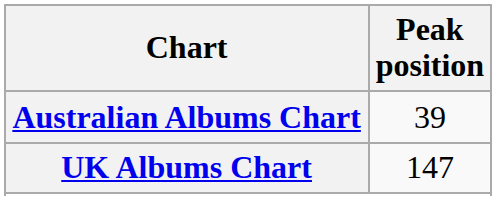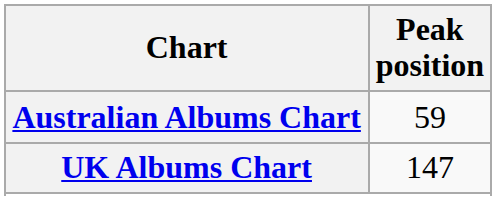(430, 116) 39 -> (430, 116) 59
